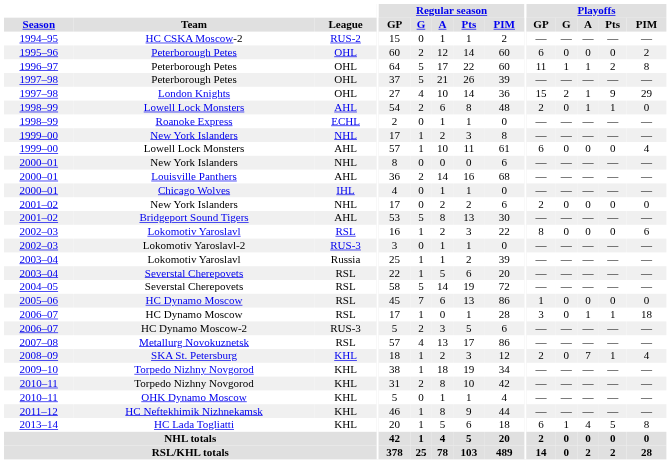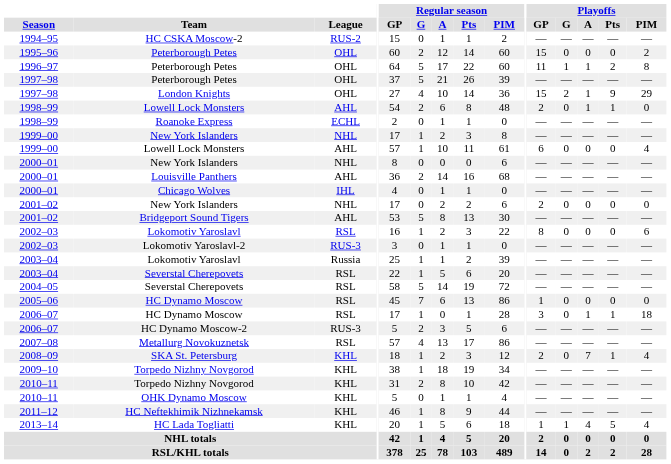(541, 52) 6 -> (541, 52) 15
(541, 425) 6 -> (541, 425) 1
(647, 425) 8 -> (647, 425) 4
